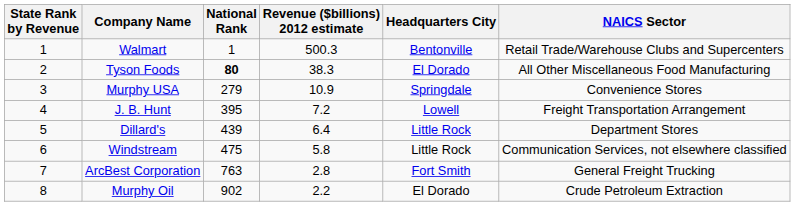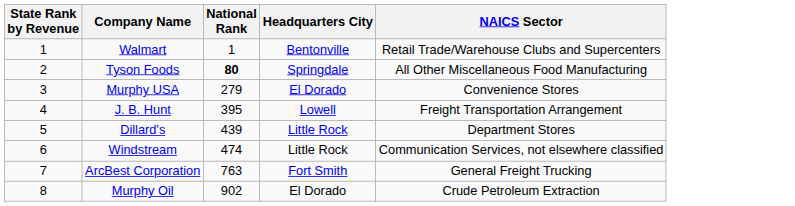- column: (321, 21)
(441, 69) El Dorado -> (318, 69) Springdale
(441, 89) Springdale -> (318, 89) El Dorado
(231, 150) 475 -> (231, 150) 474
